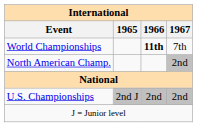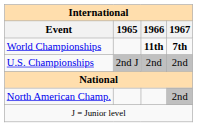(180, 46) normal -> (180, 46) bold
rows swapped: (59, 63) <-> (50, 96)
